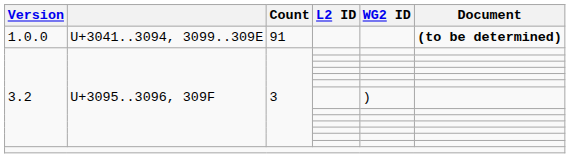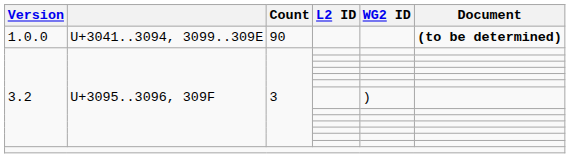(278, 37) 91 -> (278, 37) 90
